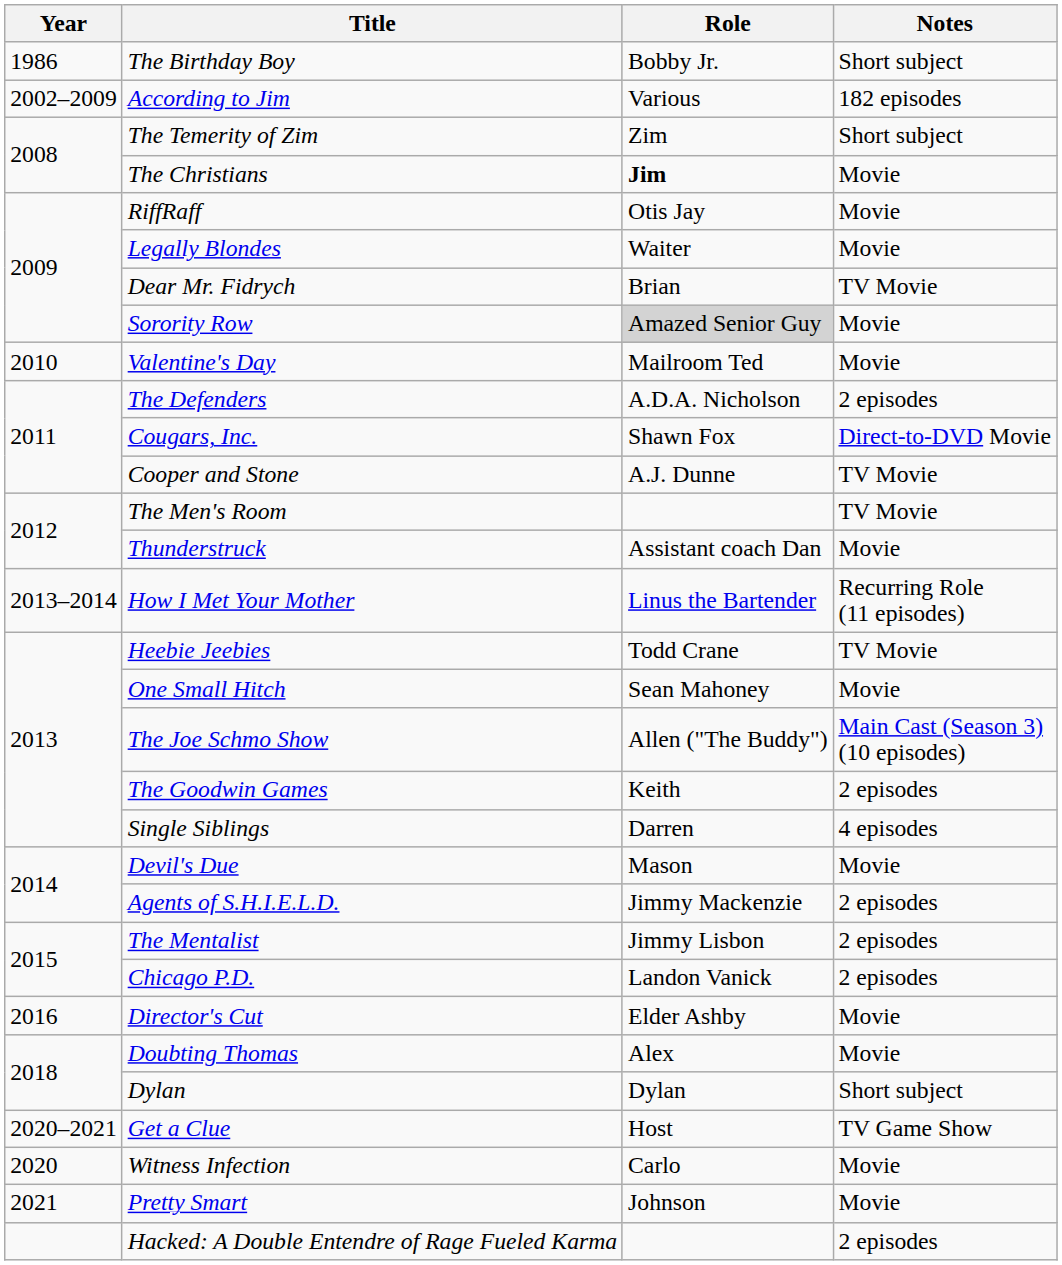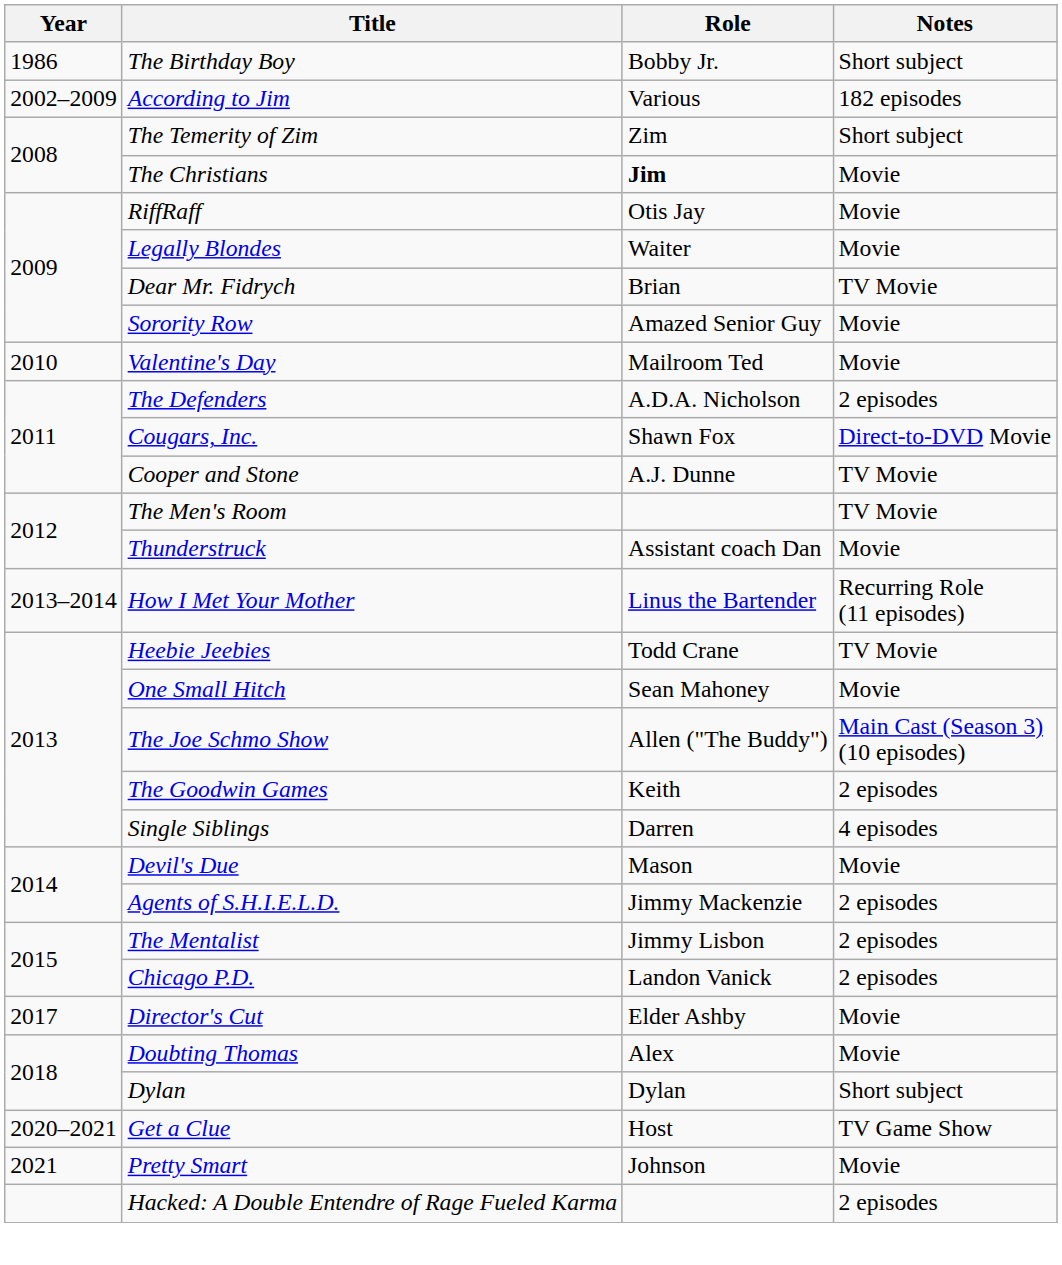(725, 323) lightgrey background -> (725, 323) no background
(34, 1015) 2016 -> (34, 1015) 2017
- row: (209, 1165)
